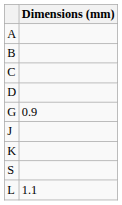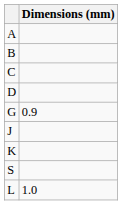(30, 190) 1.1 -> (30, 190) 1.0
